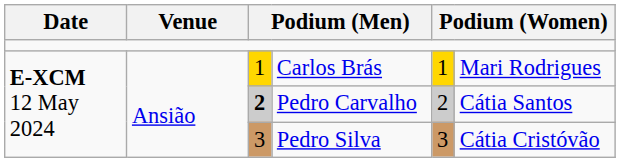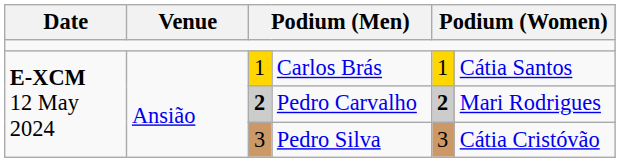(530, 68) Mari Rodrigues -> (516, 68) Cátia Santos
(443, 103) normal -> (443, 103) bold
(516, 103) Cátia Santos -> (530, 103) Mari Rodrigues
